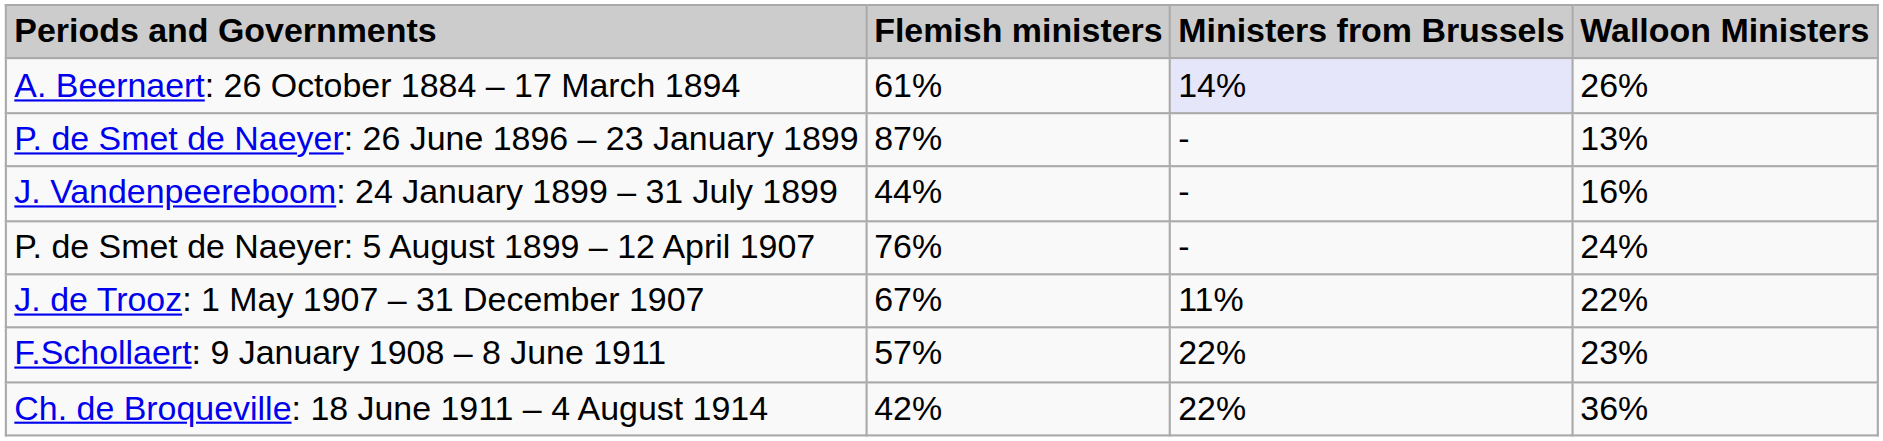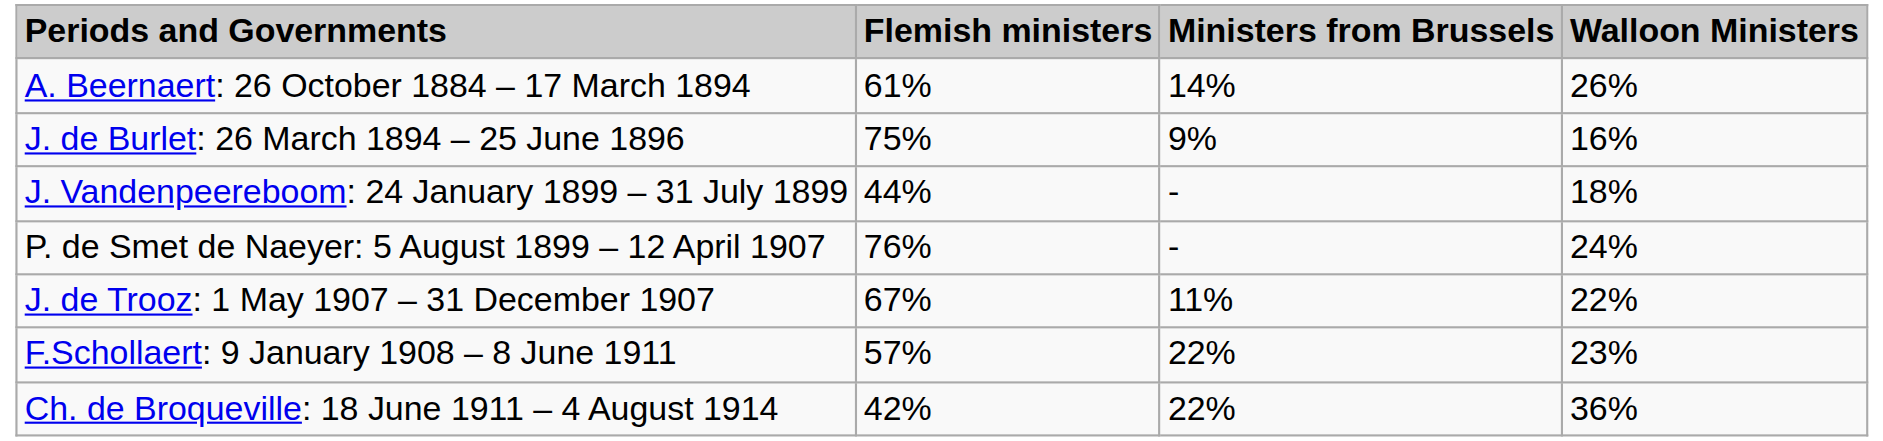(1212, 85) lavender background -> (1202, 85) no background
+ row: (355, 138)
- row: (436, 138)
(1614, 192) 16% -> (1604, 192) 18%
